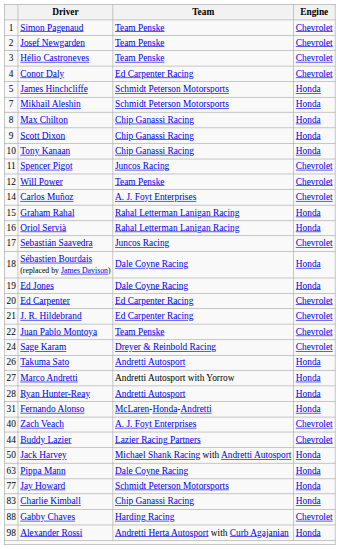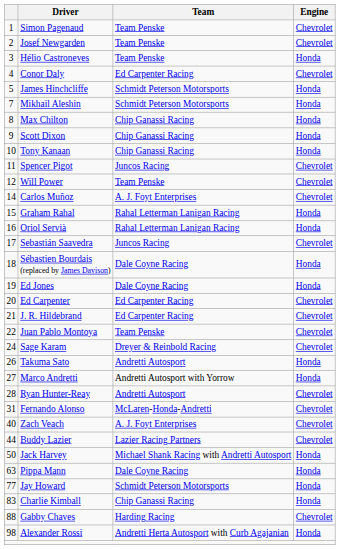(314, 58) Chevrolet -> (308, 58) Honda
(308, 394) Honda -> (314, 394) Chevrolet
(308, 409) Honda -> (314, 409) Chevrolet
